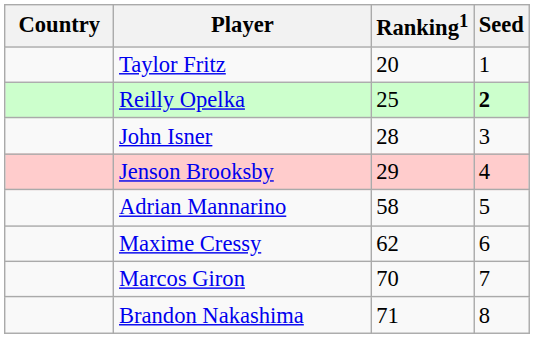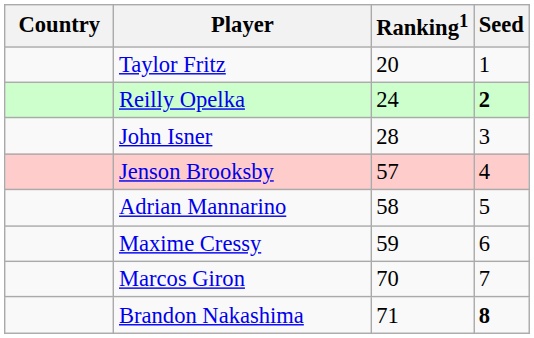(387, 100) 25 -> (387, 100) 24
(387, 171) 29 -> (387, 171) 57
(387, 243) 62 -> (387, 243) 59
(484, 314) normal -> (484, 314) bold
